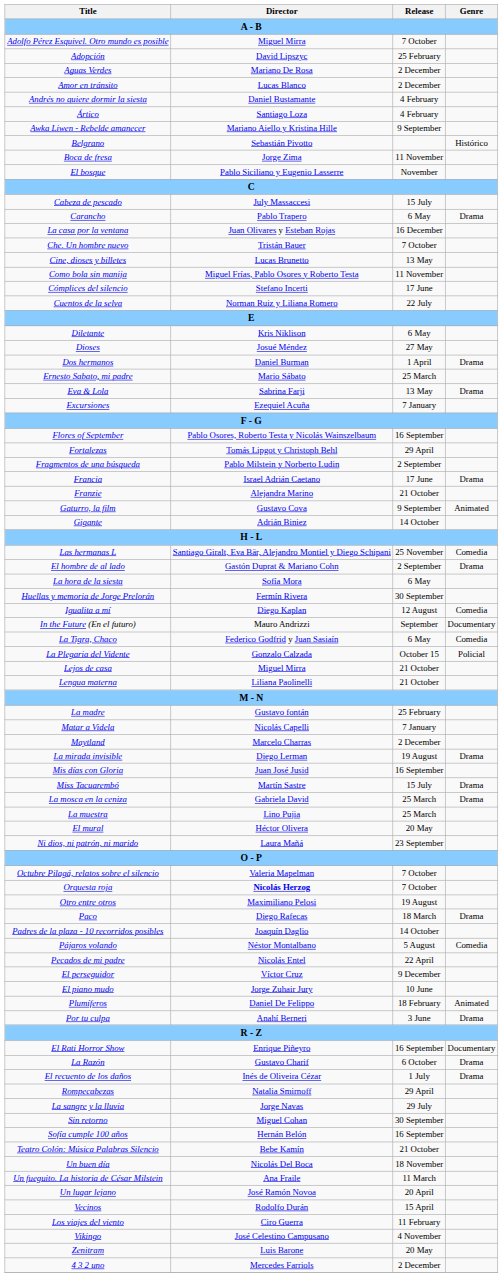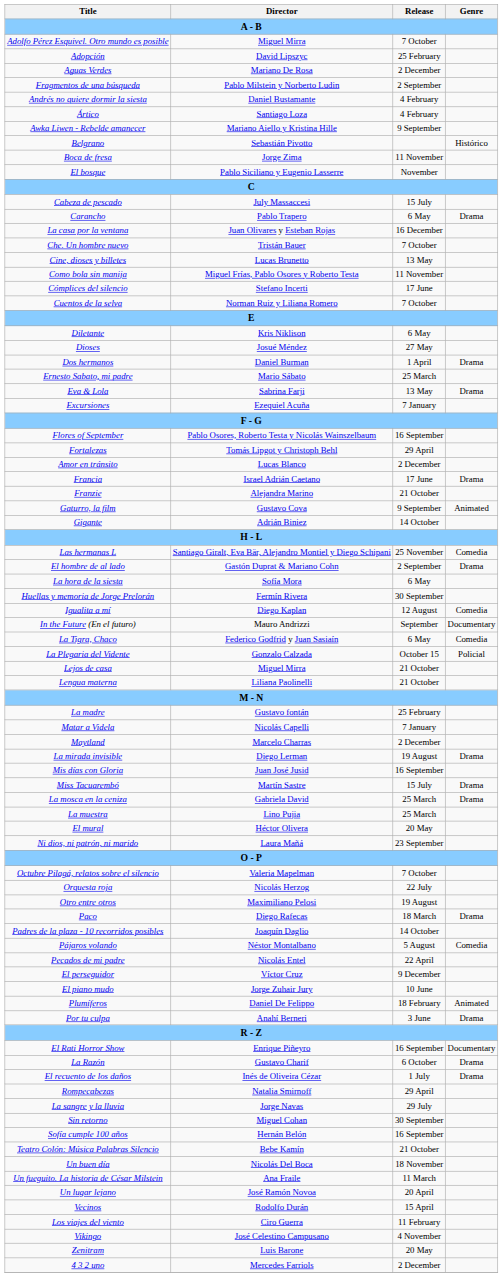rows swapped: (88, 85) <-> (88, 465)
(419, 303) 22 July -> (419, 303) 7 October
(282, 888) bold -> (282, 888) normal
(419, 888) 7 October -> (419, 888) 22 July
